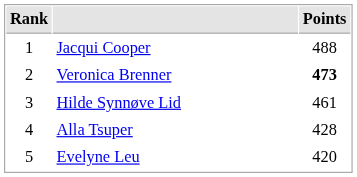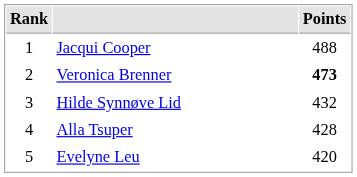(325, 102) 461 -> (325, 102) 432
